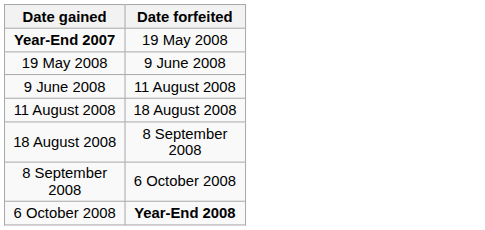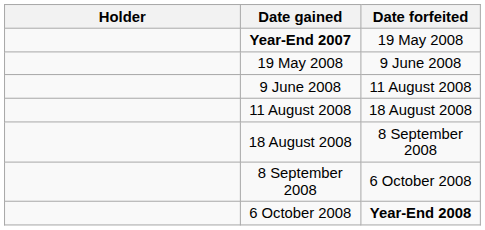+ column: (122, 17)
